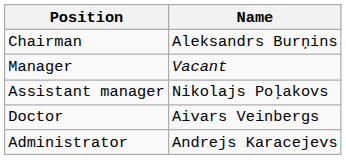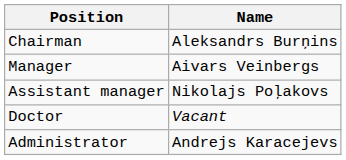(200, 67) Vacant -> (246, 67) Aivars Veinbergs
(246, 117) Aivars Veinbergs -> (200, 117) Vacant
